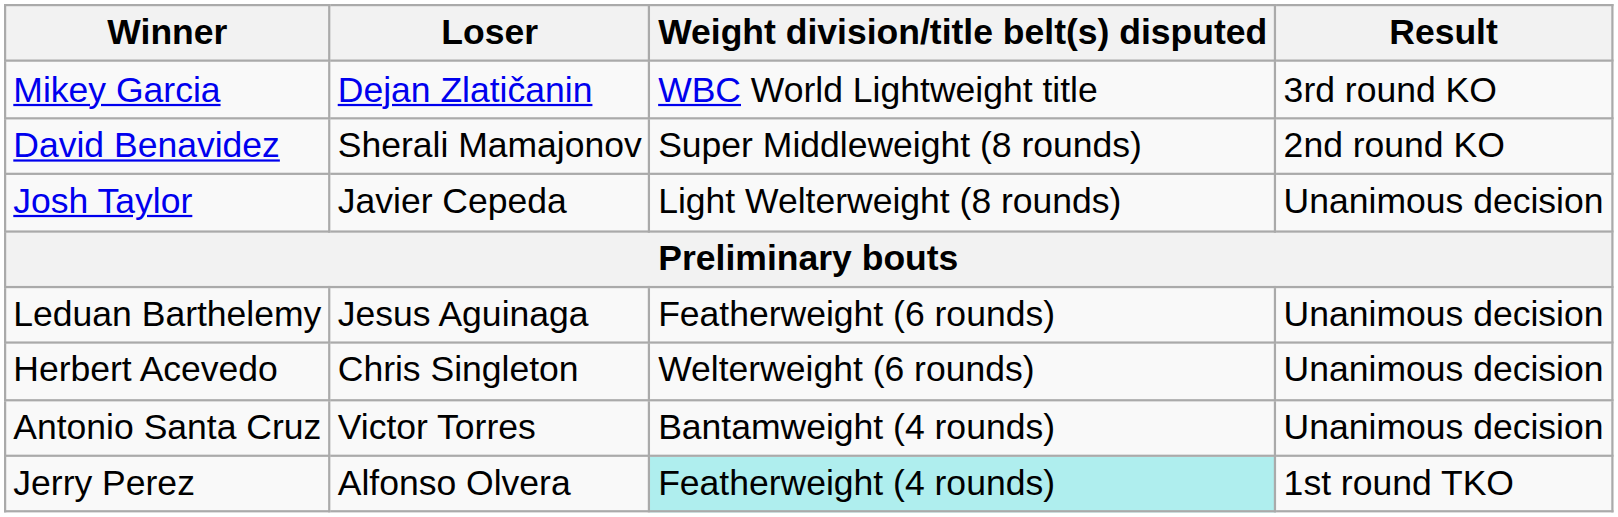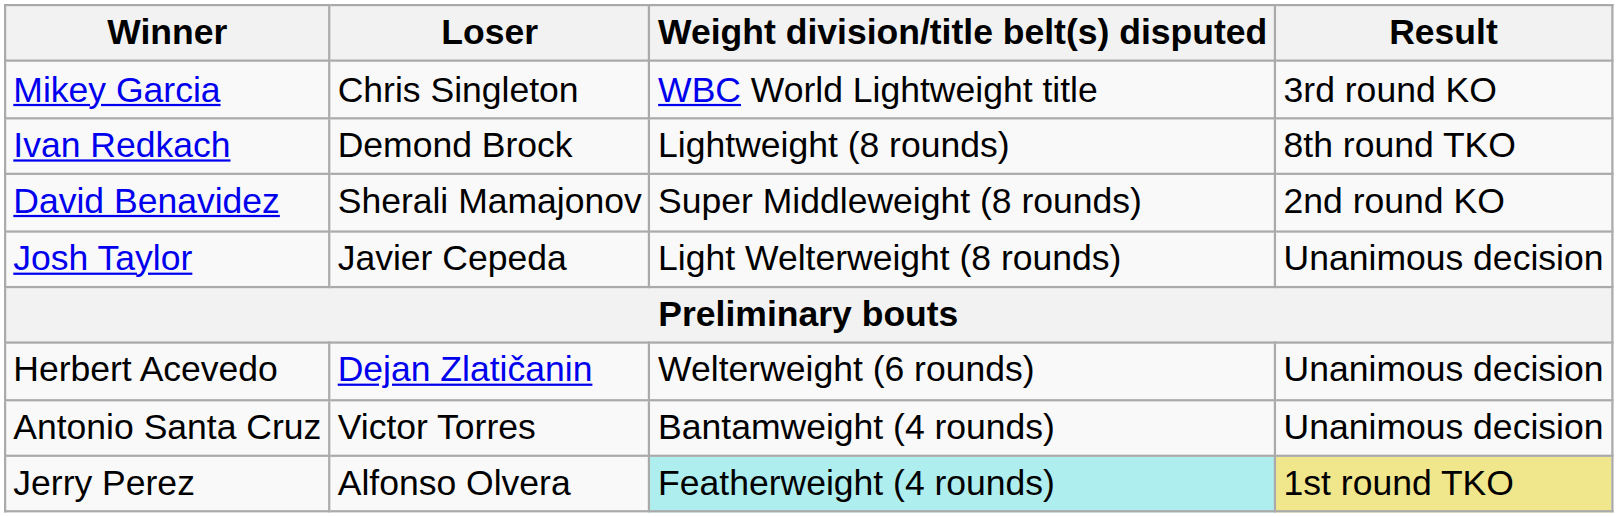(465, 88) Dejan Zlatičanin -> (458, 88) Chris Singleton
+ row: (122, 145)
- row: (167, 314)
(458, 370) Chris Singleton -> (465, 370) Dejan Zlatičanin
(1399, 483) no background -> (1399, 483) khaki background
